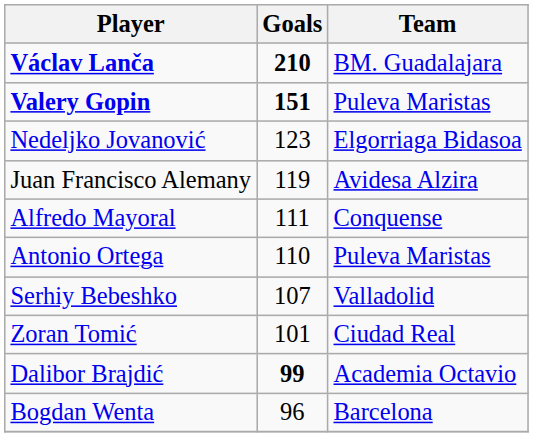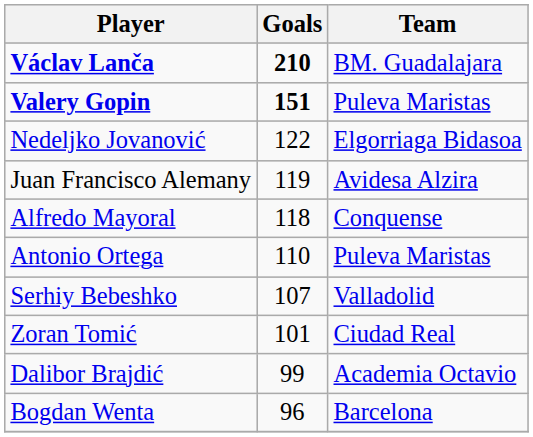(292, 140) 123 -> (292, 140) 122
(292, 218) 111 -> (292, 218) 118
(292, 373) bold -> (292, 373) normal
